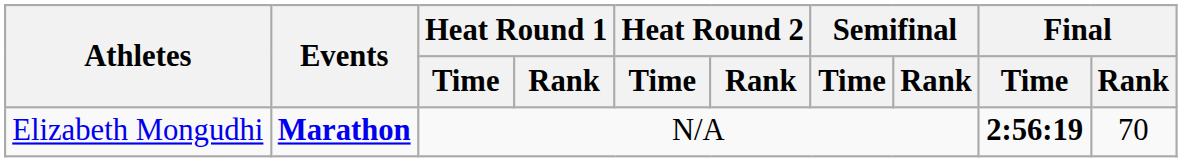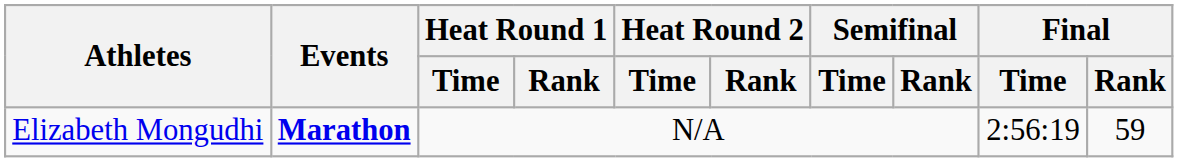(1035, 131) bold -> (1033, 131) normal
(1133, 131) 70 -> (1130, 131) 59
